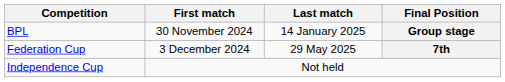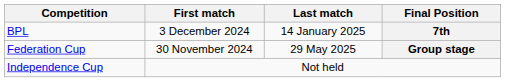(204, 31) 30 November 2024 -> (204, 31) 3 December 2024
(441, 31) Group stage -> (441, 31) 7th
(204, 49) 3 December 2024 -> (204, 49) 30 November 2024
(441, 49) 7th -> (441, 49) Group stage
